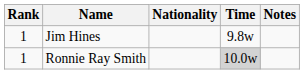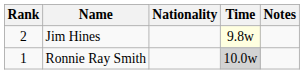(23, 36) 1 -> (23, 36) 2
(240, 36) no background -> (240, 36) lightyellow background
